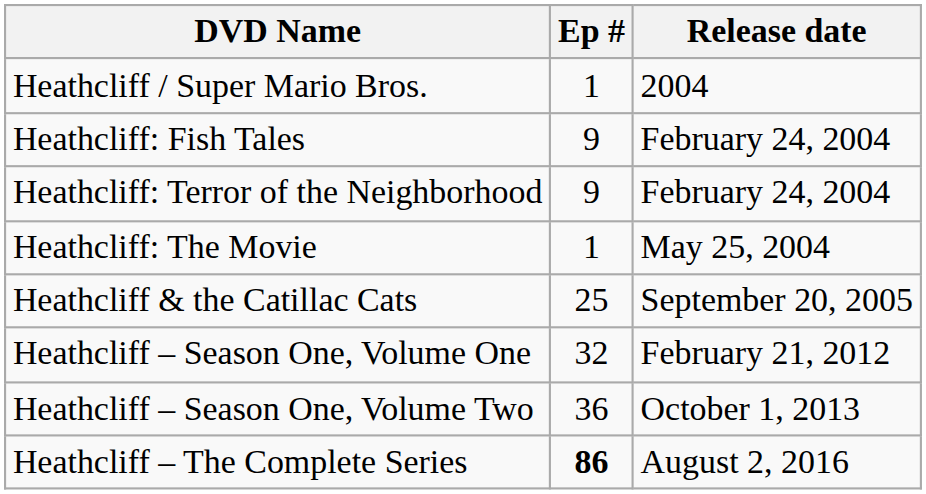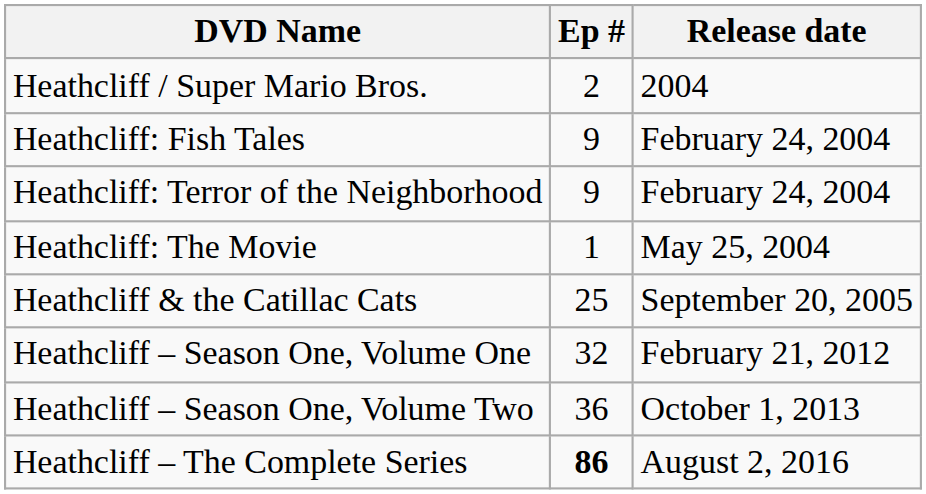(591, 85) 1 -> (591, 85) 2
